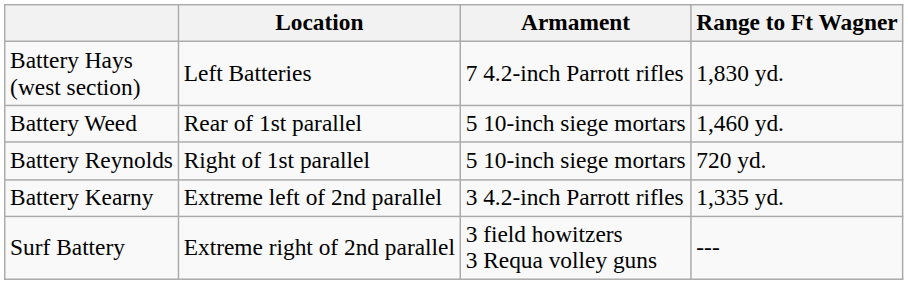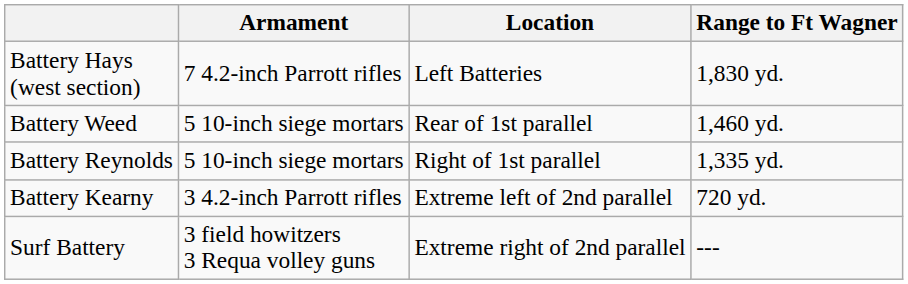columns swapped: (319, 23) <-> (576, 23)
(731, 160) 720 yd. -> (740, 160) 1,335 yd.
(740, 197) 1,335 yd. -> (731, 197) 720 yd.
